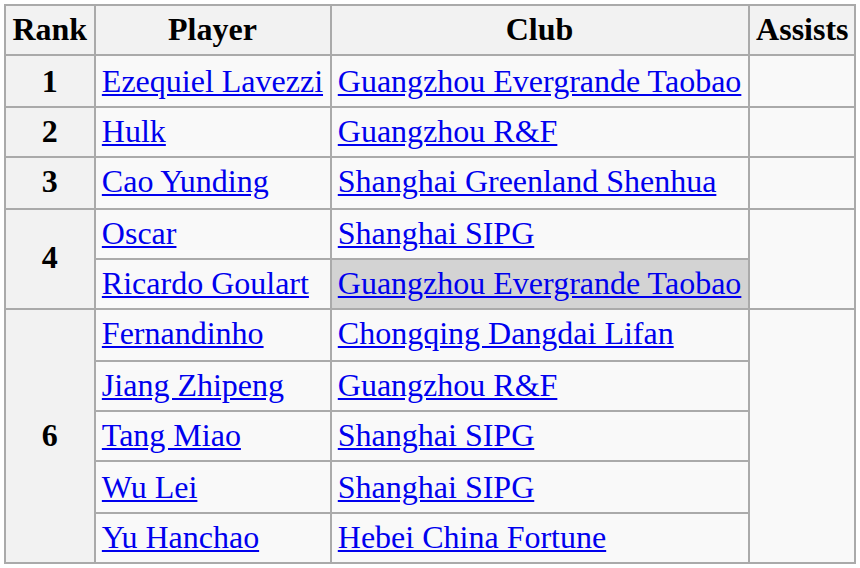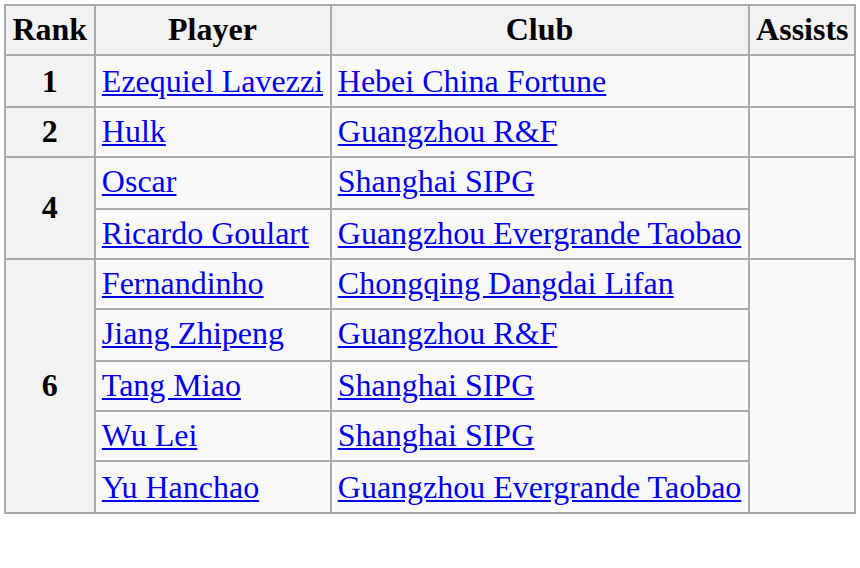(540, 80) Guangzhou Evergrande Taobao -> (472, 80) Hebei China Fortune
- row: (185, 182)
(540, 283) lightgrey background -> (540, 232) no background
(472, 537) Hebei China Fortune -> (540, 486) Guangzhou Evergrande Taobao
